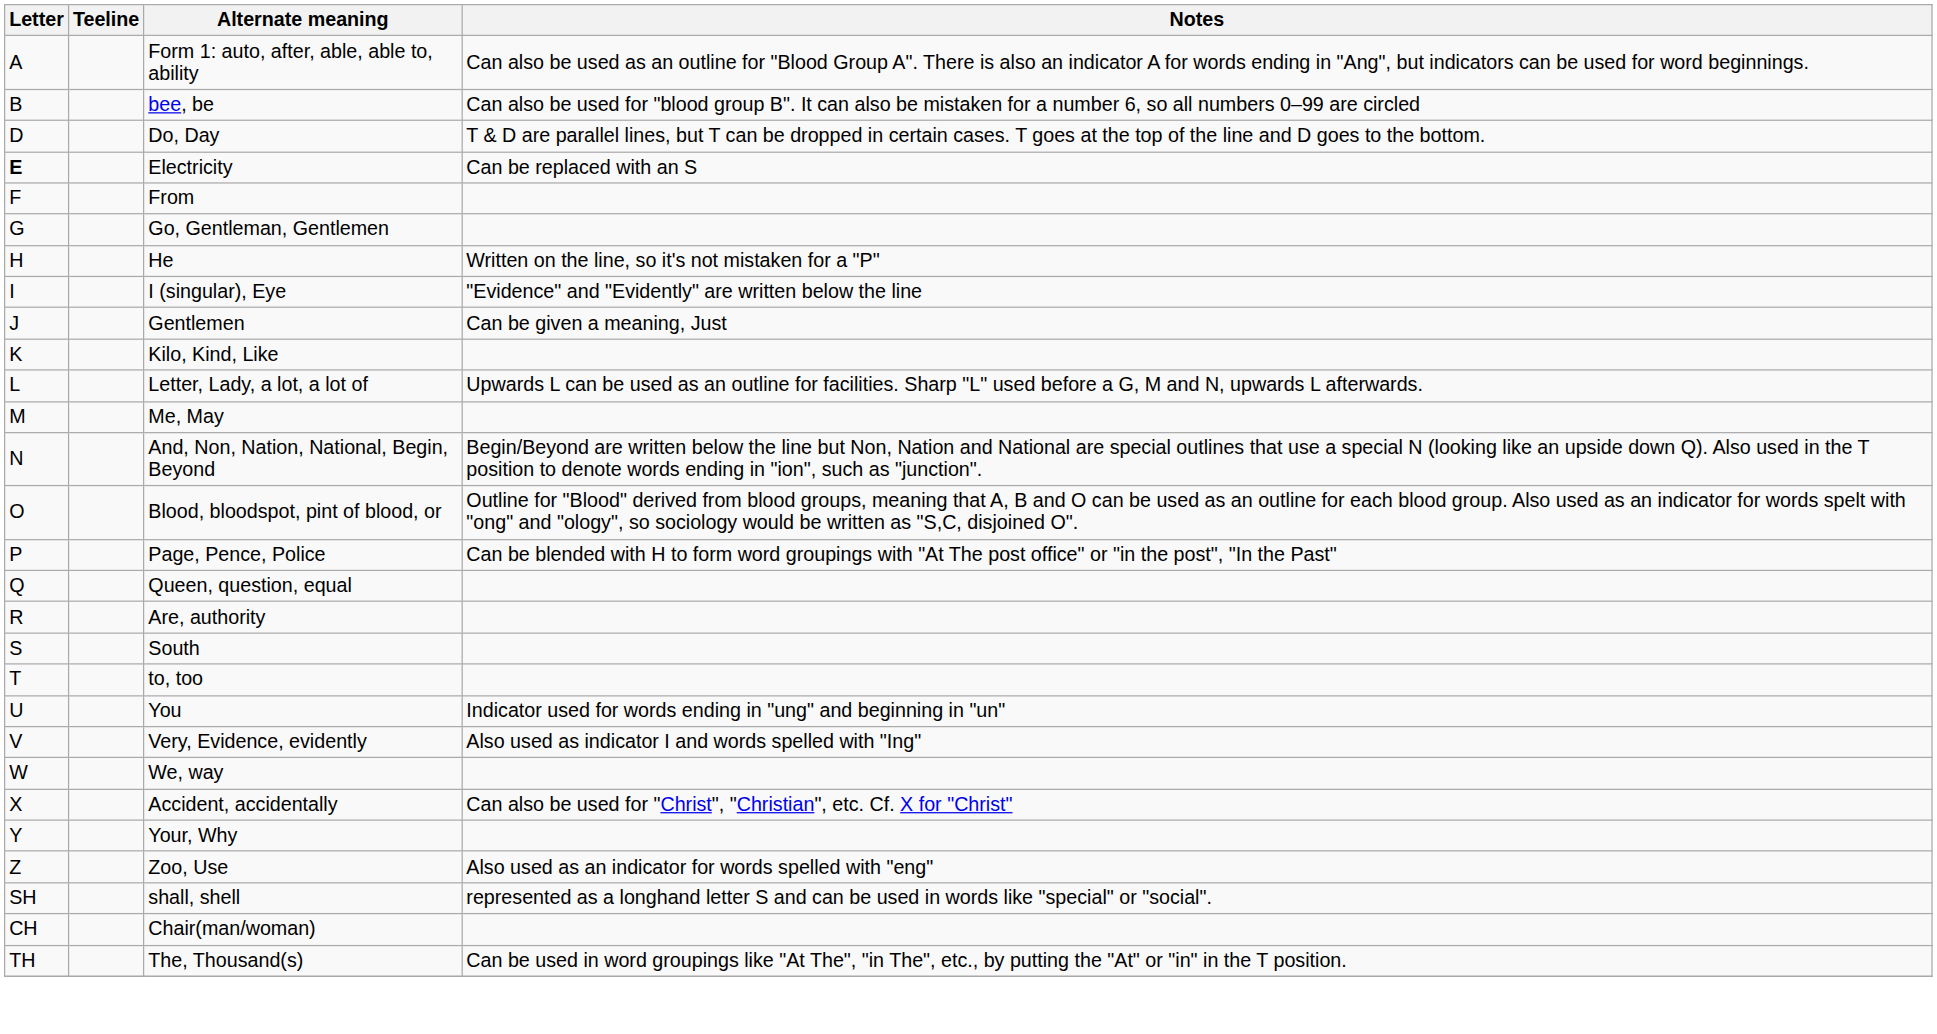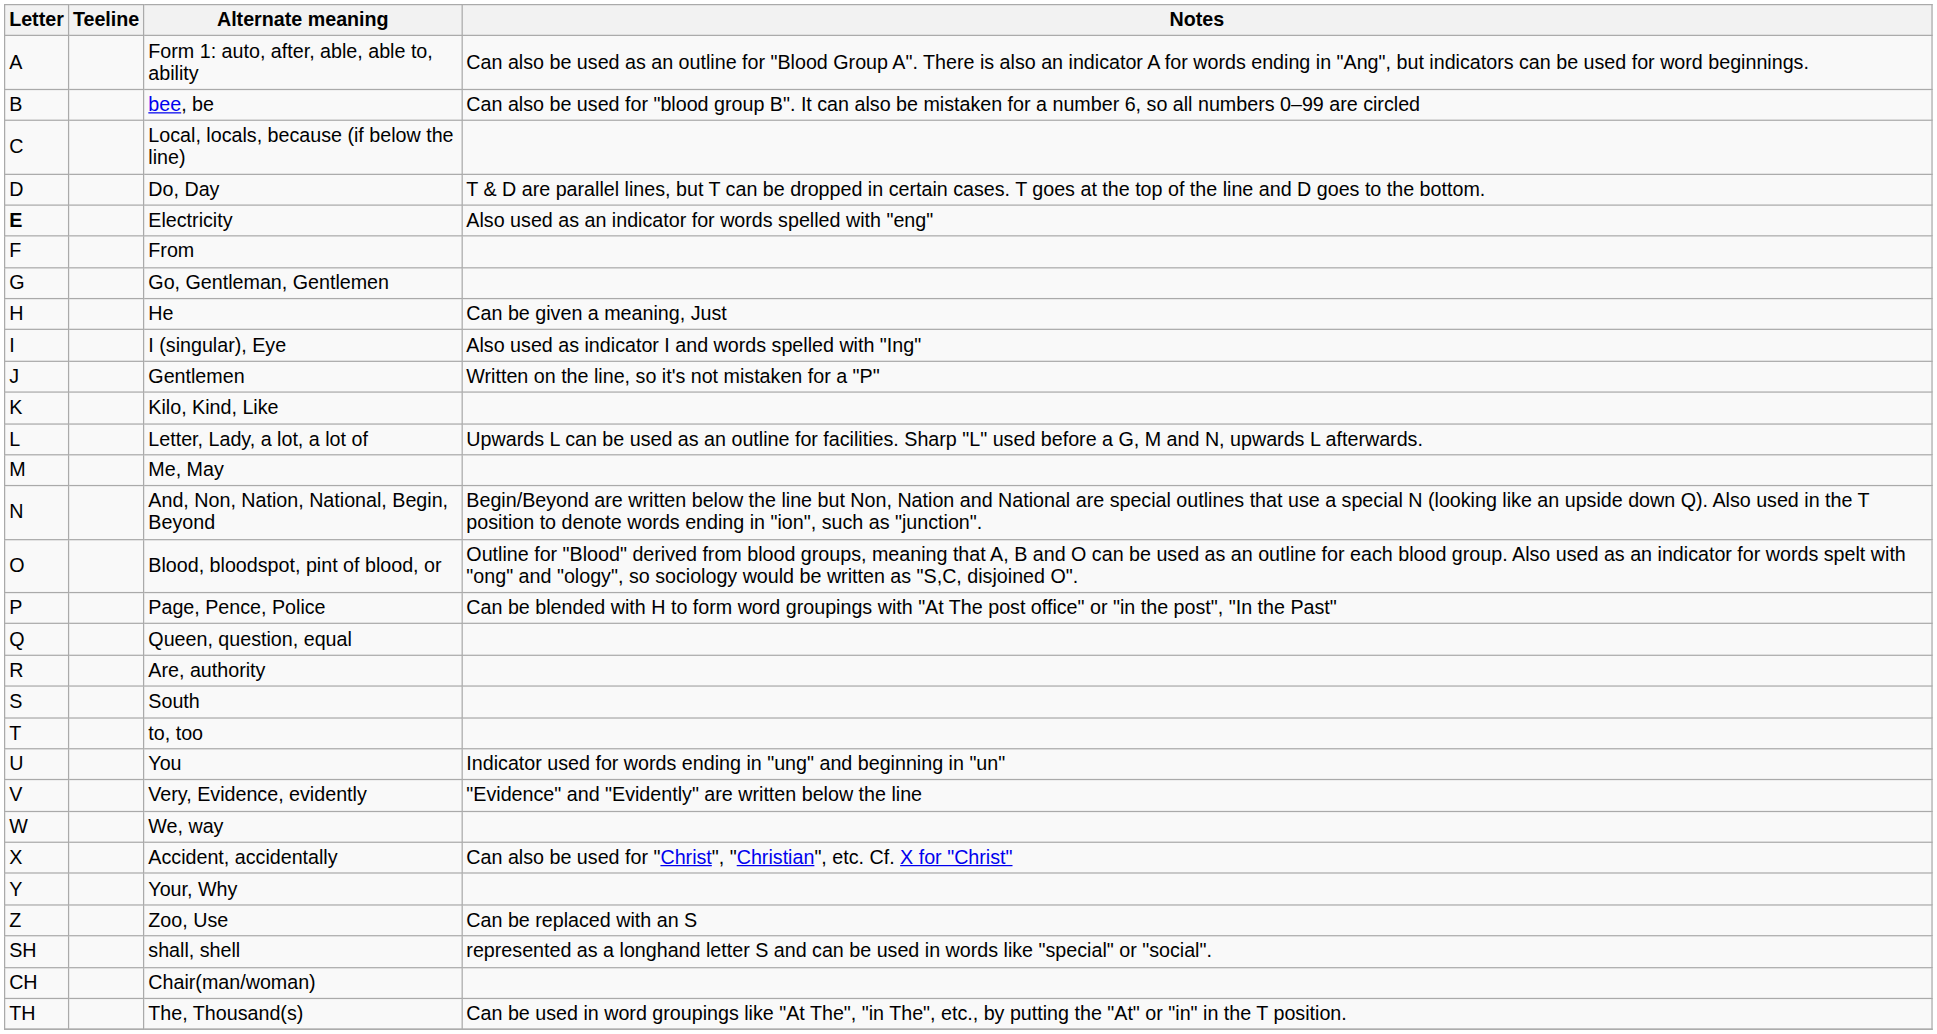+ row: (301, 146)
(582, 167) Can be replaced with an S -> (700, 220) Also used as an indicator for words spelled with "eng"
(673, 260) Written on the line, so it's not mistaken for a "P" -> (597, 314) Can be given a meaning, Just
(694, 291) "Evidence" and "Evidently" are written below the line -> (694, 345) Also used as indicator I and words spelled with "Ing"
(597, 323) Can be given a meaning, Just -> (673, 376) Written on the line, so it's not mistaken for a "P"
(694, 741) Also used as indicator I and words spelled with "Ing" -> (694, 795) "Evidence" and "Evidently" are written below the line
(700, 866) Also used as an indicator for words spelled with "eng" -> (582, 920) Can be replaced with an S
